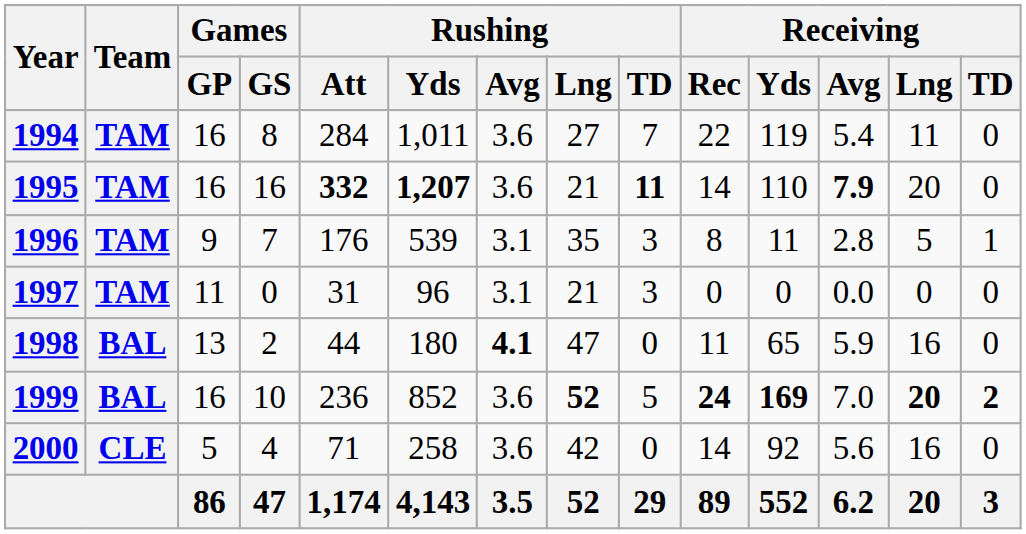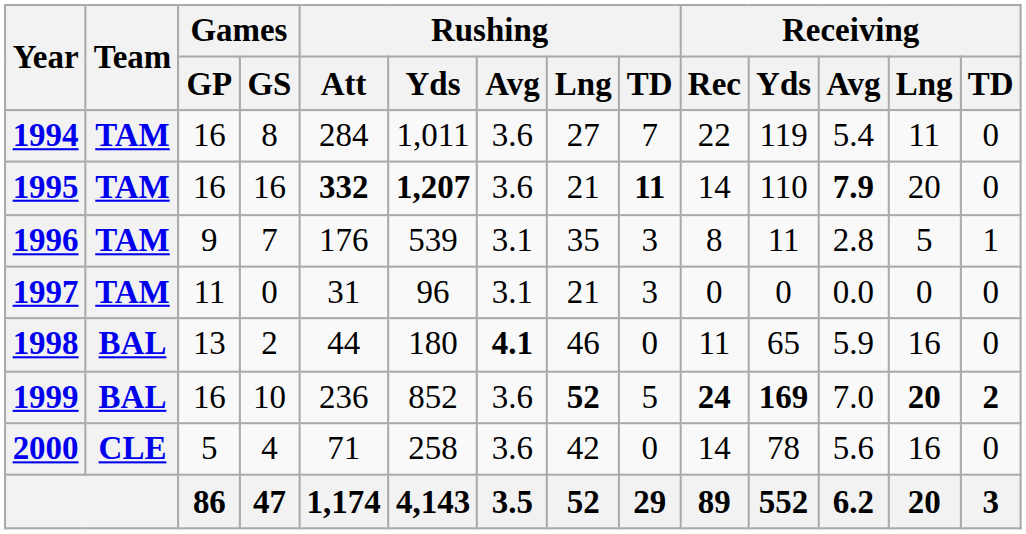(583, 344) 47 -> (583, 344) 46
(784, 448) 92 -> (784, 448) 78
